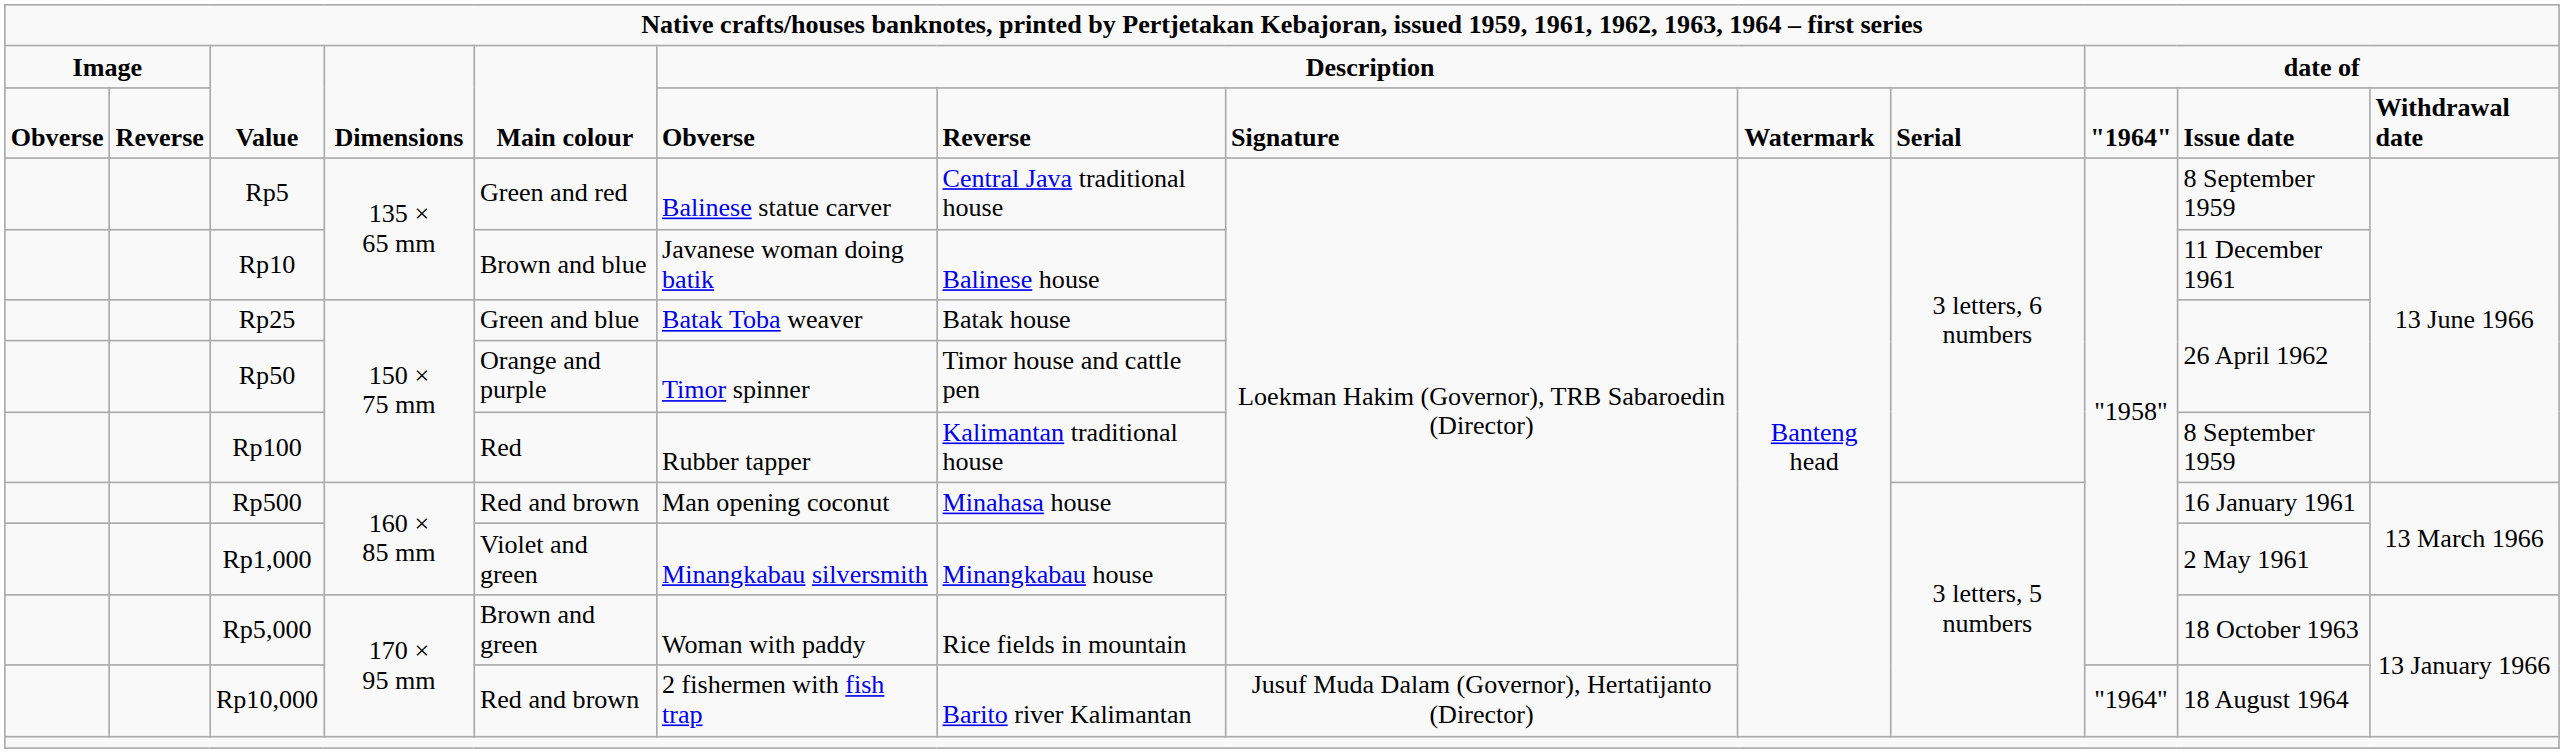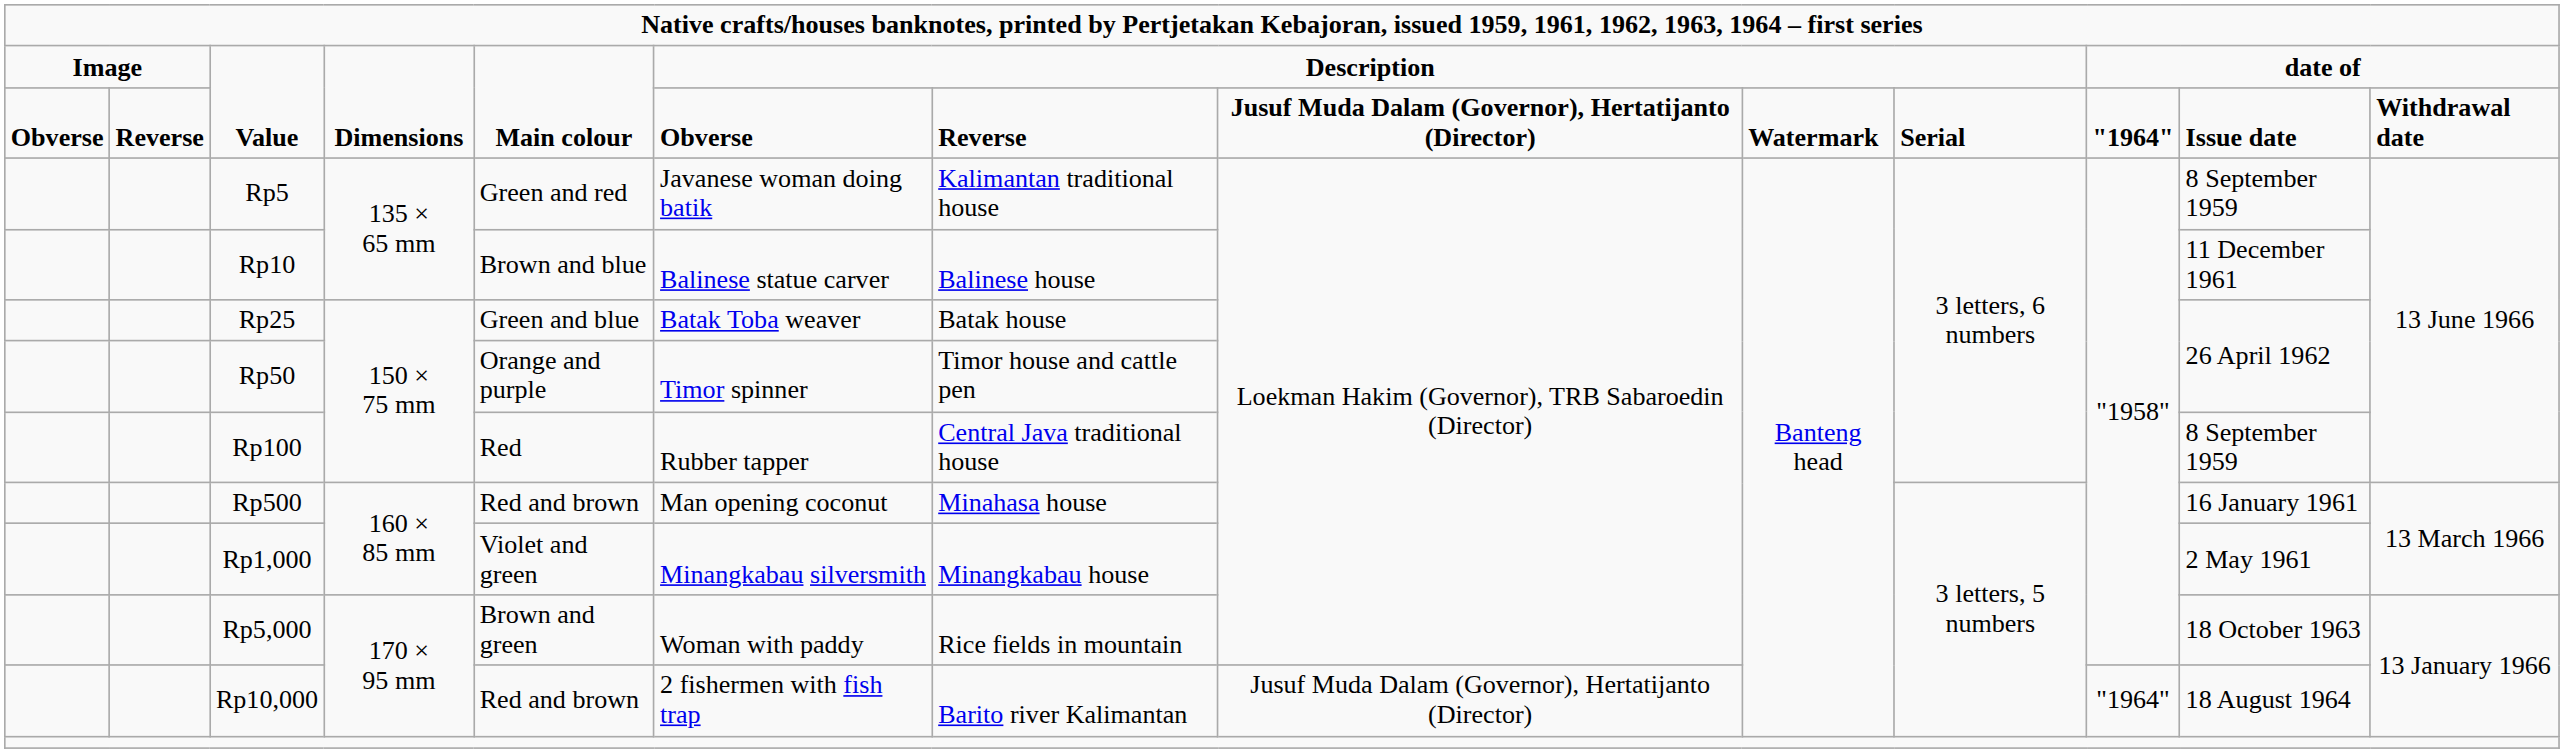(1285, 137) Signature -> (1480, 122) Jusuf Muda Dalam (Governor), Hertatijanto (Director)
(776, 207) Balinese statue carver -> (781, 193) Javanese woman doing batik
(1064, 193) Central Java traditional house -> (1056, 193) Kalimantan traditional house
(783, 263) Javanese woman doing batik -> (774, 278) Balinese statue carver
(1060, 446) Kalimantan traditional house -> (1060, 446) Central Java traditional house
